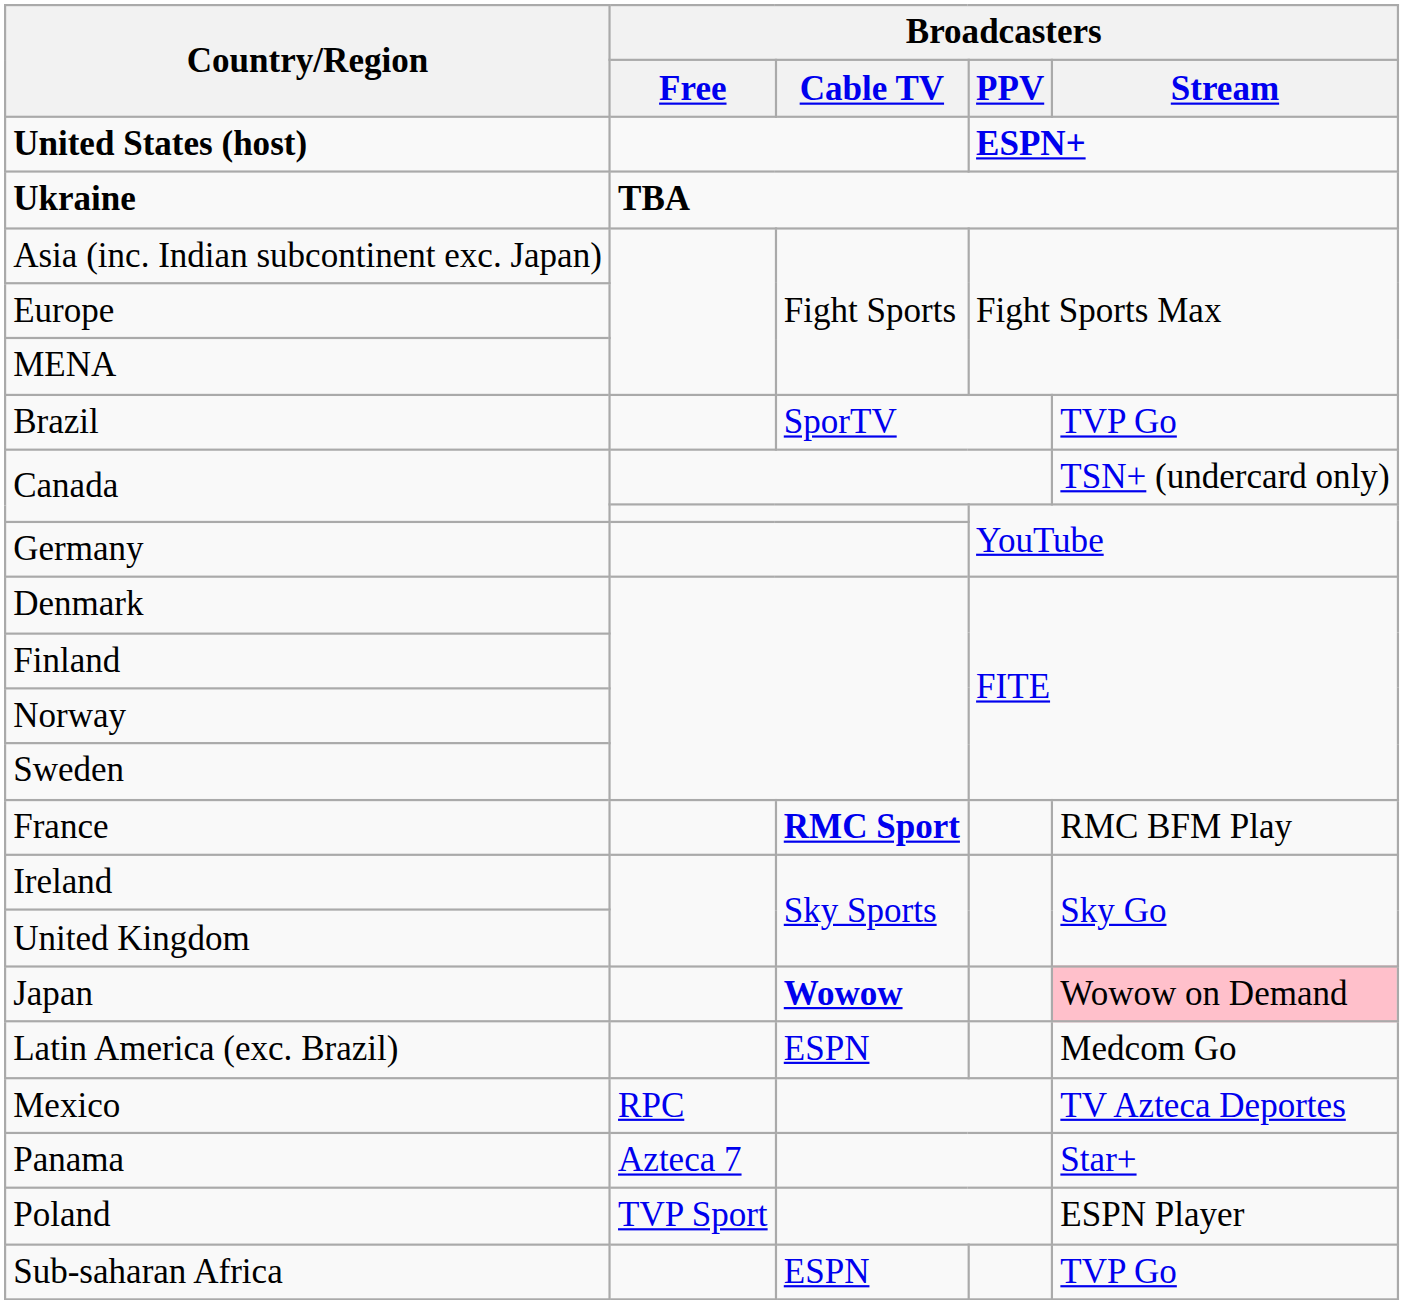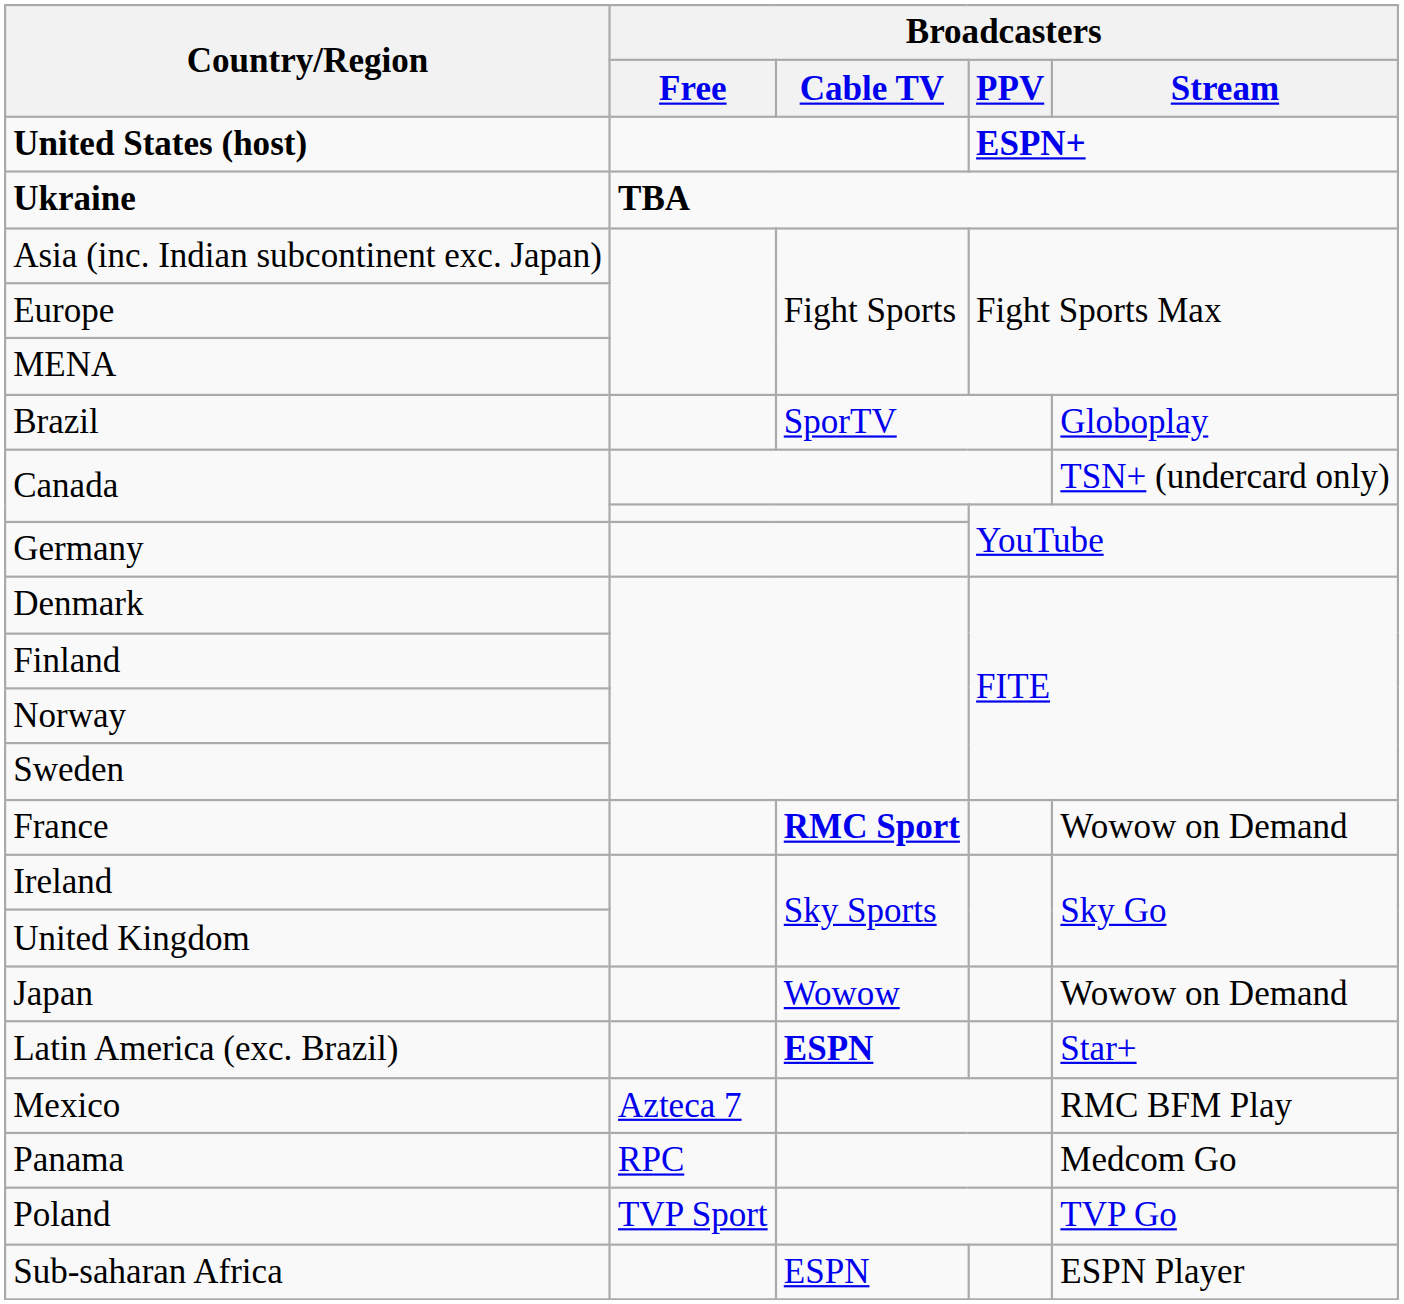(1119, 421) TVP Go -> (1134, 421) Globoplay
(1176, 826) RMC BFM Play -> (1204, 826) Wowow on Demand
(843, 993) bold -> (842, 993) normal
(1204, 993) pink background -> (1204, 993) no background
(827, 1048) normal -> (829, 1048) bold
(1148, 1048) Medcom Go -> (1098, 1048) Star+
(651, 1104) RPC -> (680, 1104) Azteca 7
(1203, 1104) TV Azteca Deportes -> (1176, 1104) RMC BFM Play
(680, 1159) Azteca 7 -> (651, 1159) RPC
(1098, 1159) Star+ -> (1148, 1159) Medcom Go
(1152, 1215) ESPN Player -> (1119, 1215) TVP Go
(1119, 1271) TVP Go -> (1152, 1271) ESPN Player
